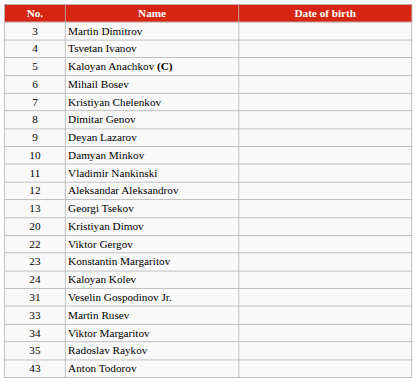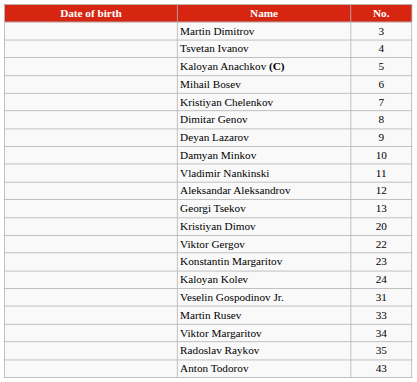columns swapped: (35, 13) <-> (325, 13)
